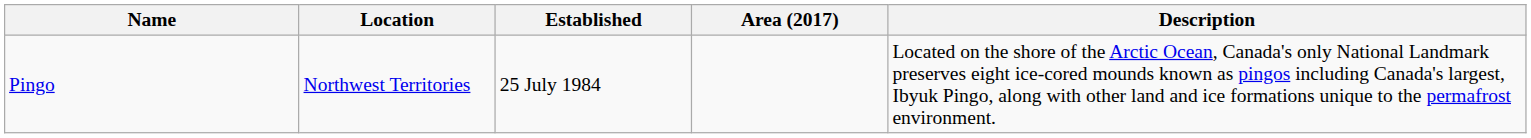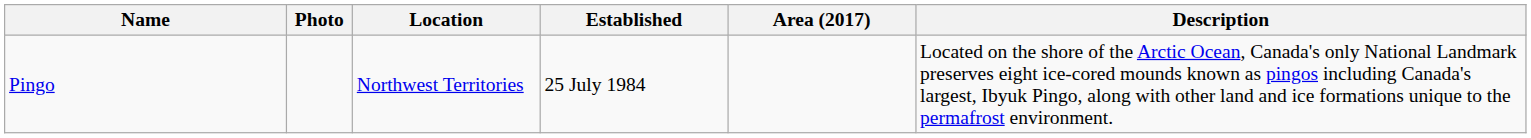+ column: (319, 19)
